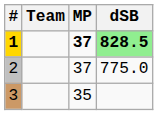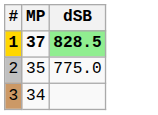- column: (45, 18)
(82, 70) 37 -> (36, 70) 35
(82, 96) 35 -> (36, 96) 34
